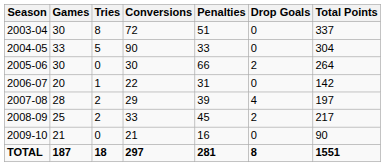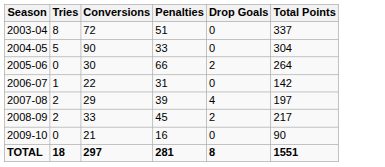- column: (71, 13)
